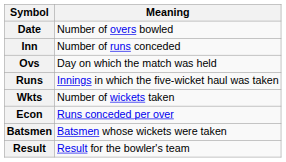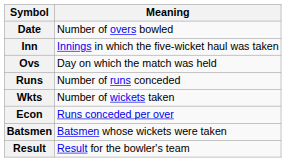(119, 47) Number of runs conceded -> (168, 47) Innings in which the five-wicket haul was taken
(168, 81) Innings in which the five-wicket haul was taken -> (119, 81) Number of runs conceded
